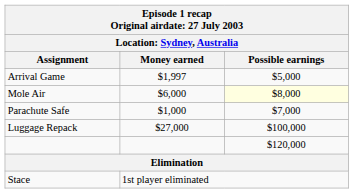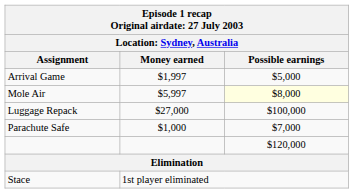(172, 94) $6,000 -> (172, 94) $5,997
rows swapped: (43, 128) <-> (38, 111)
